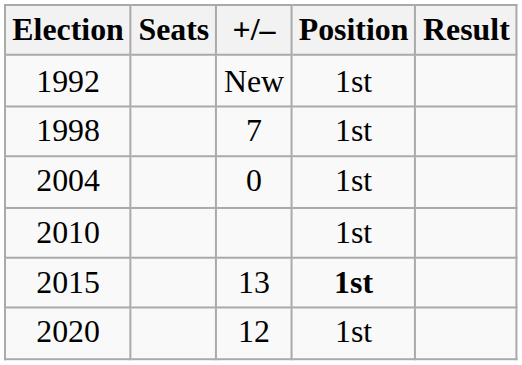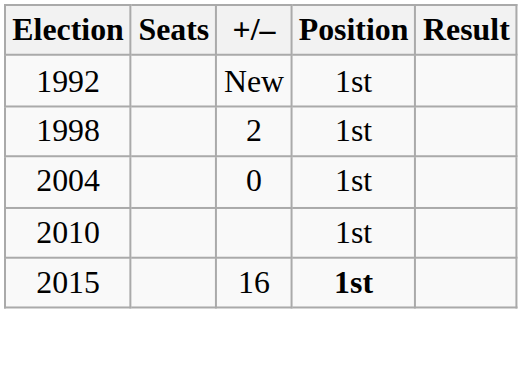(254, 130) 7 -> (254, 130) 2
(254, 282) 13 -> (254, 282) 16
- row: (68, 332)
